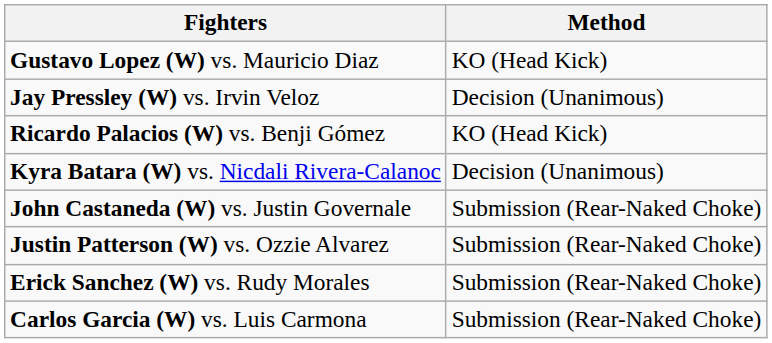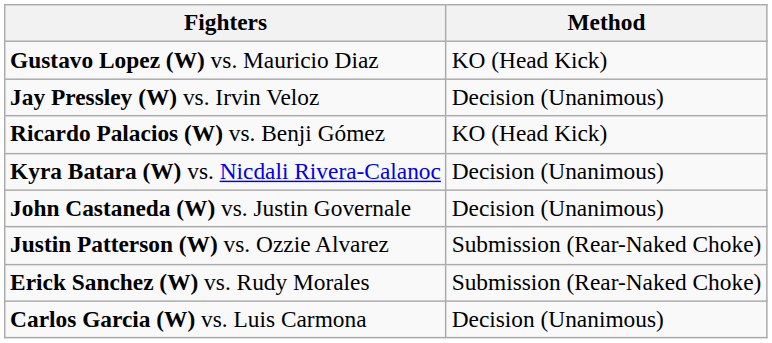(606, 208) Submission (Rear-Naked Choke) -> (558, 208) Decision (Unanimous)
(606, 319) Submission (Rear-Naked Choke) -> (558, 319) Decision (Unanimous)
